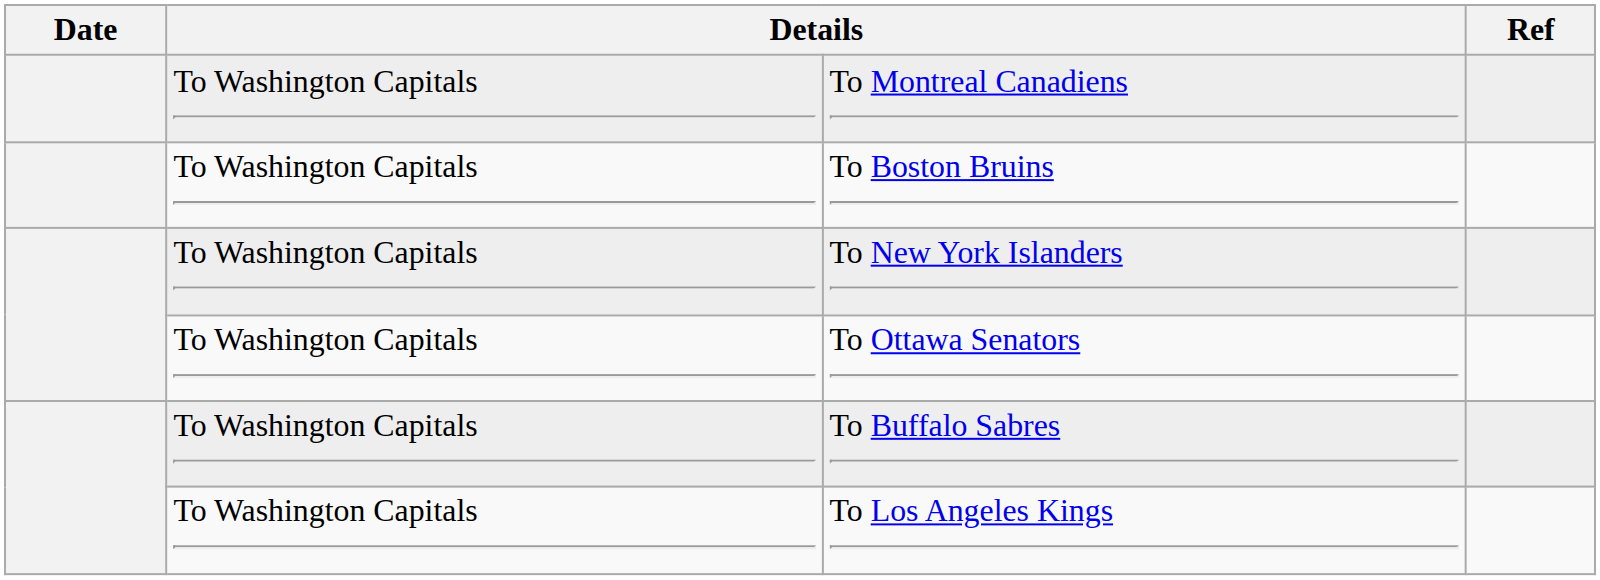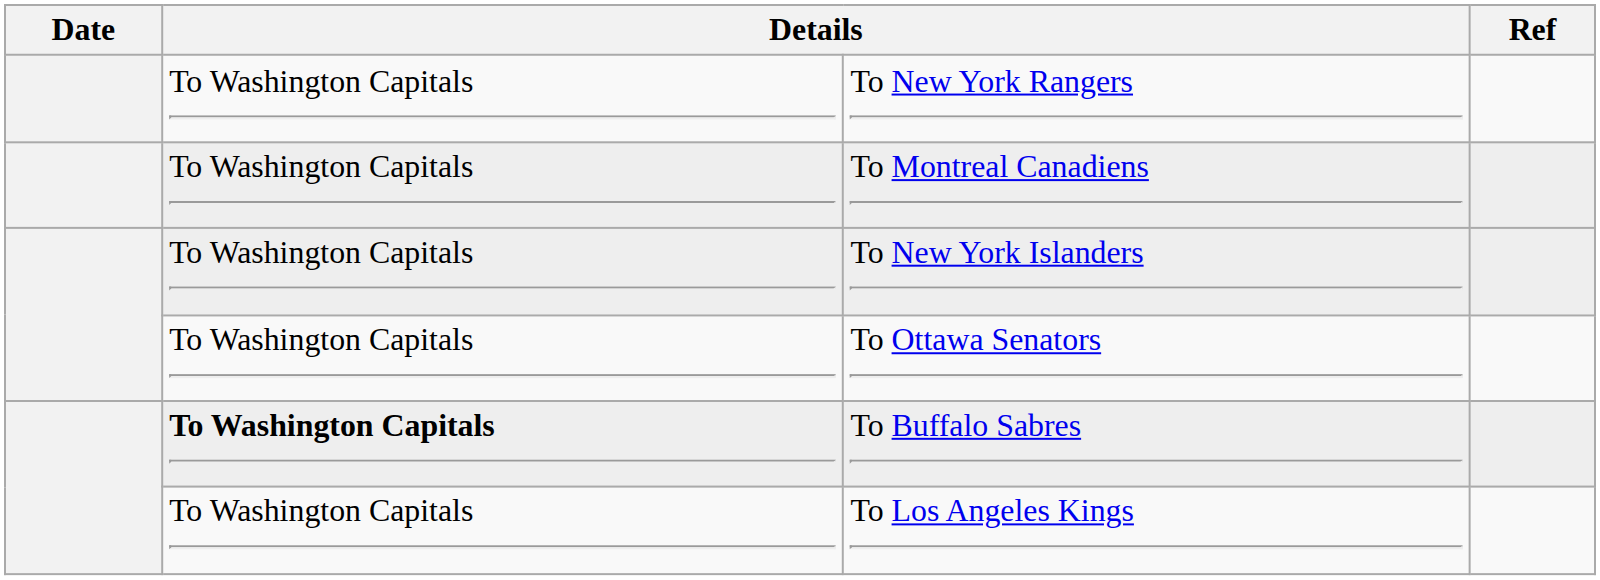+ row: (1157, 91)
- row: (1144, 177)
(494, 436) normal -> (502, 436) bold
